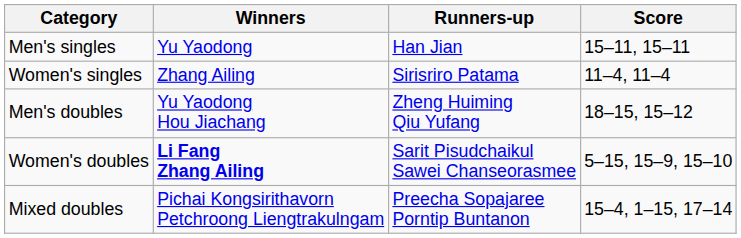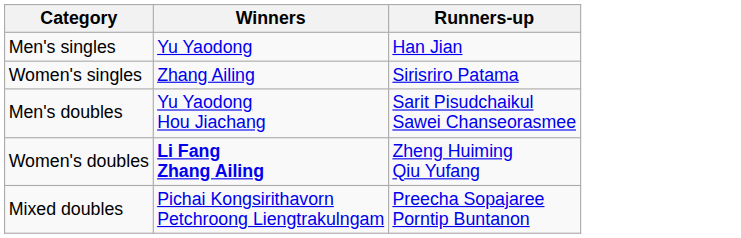- column: (658, 18)
(453, 113) Zheng Huiming Qiu Yufang -> (484, 113) Sarit Pisudchaikul Sawei Chanseorasmee
(484, 161) Sarit Pisudchaikul Sawei Chanseorasmee -> (453, 161) Zheng Huiming Qiu Yufang
